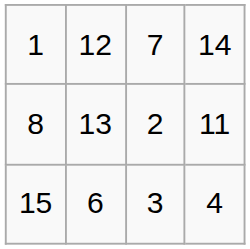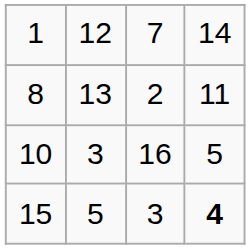+ row: (36, 153)
(95, 203) 6 -> (95, 213) 5
(215, 203) normal -> (215, 213) bold
